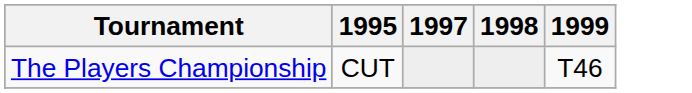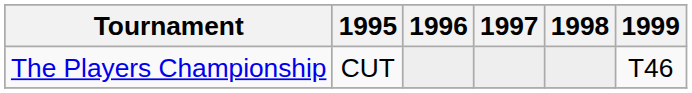+ column: (439, 26)
